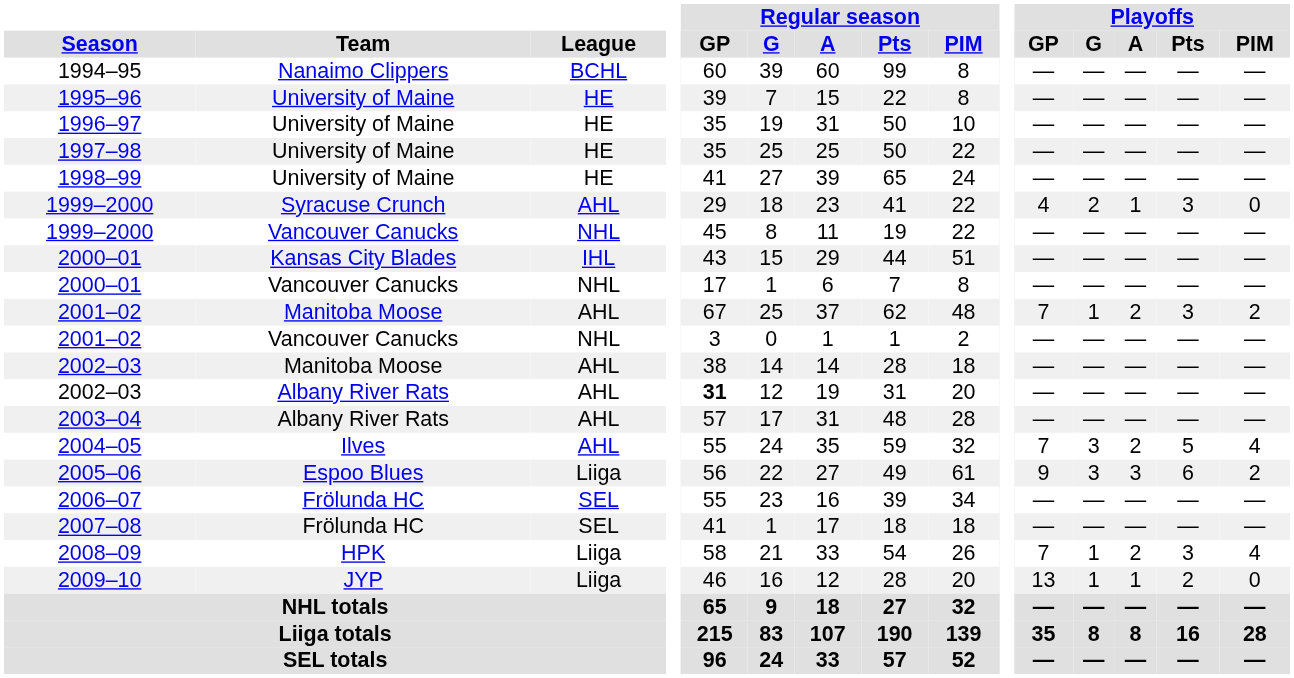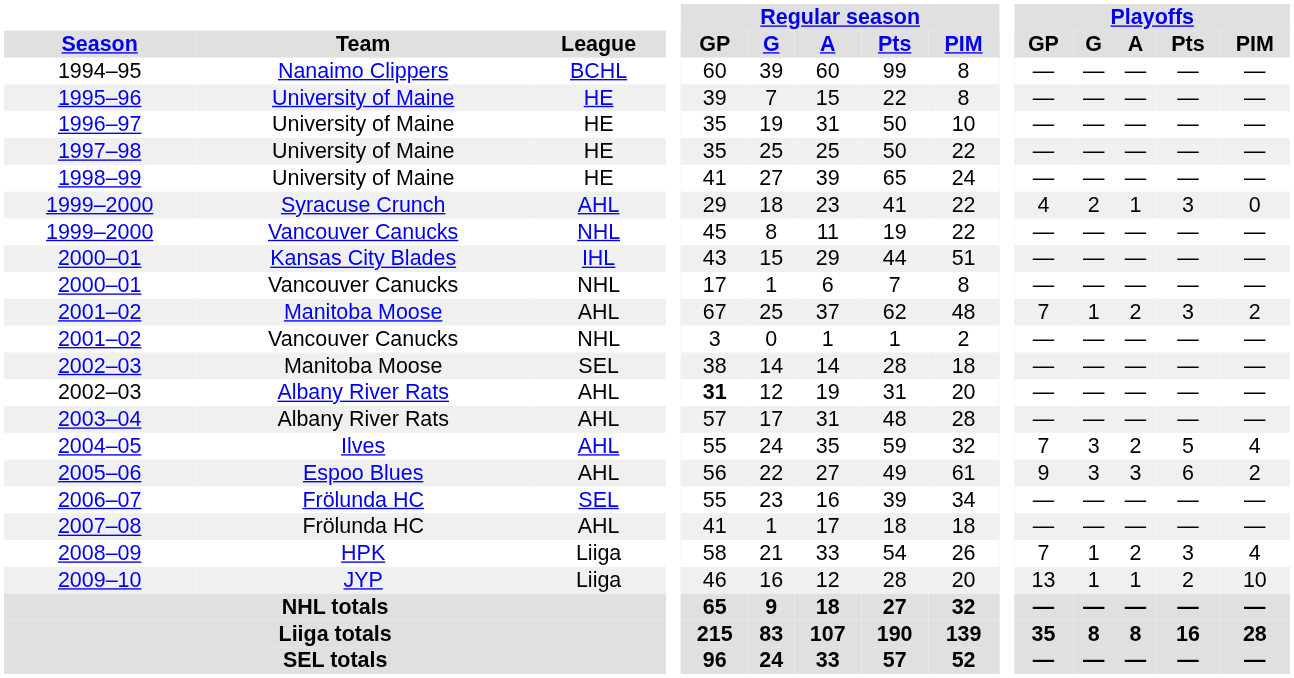(599, 365) AHL -> (599, 365) SEL
(599, 472) Liiga -> (599, 472) AHL
(599, 526) SEL -> (599, 526) AHL
(1255, 580) 0 -> (1255, 580) 10
